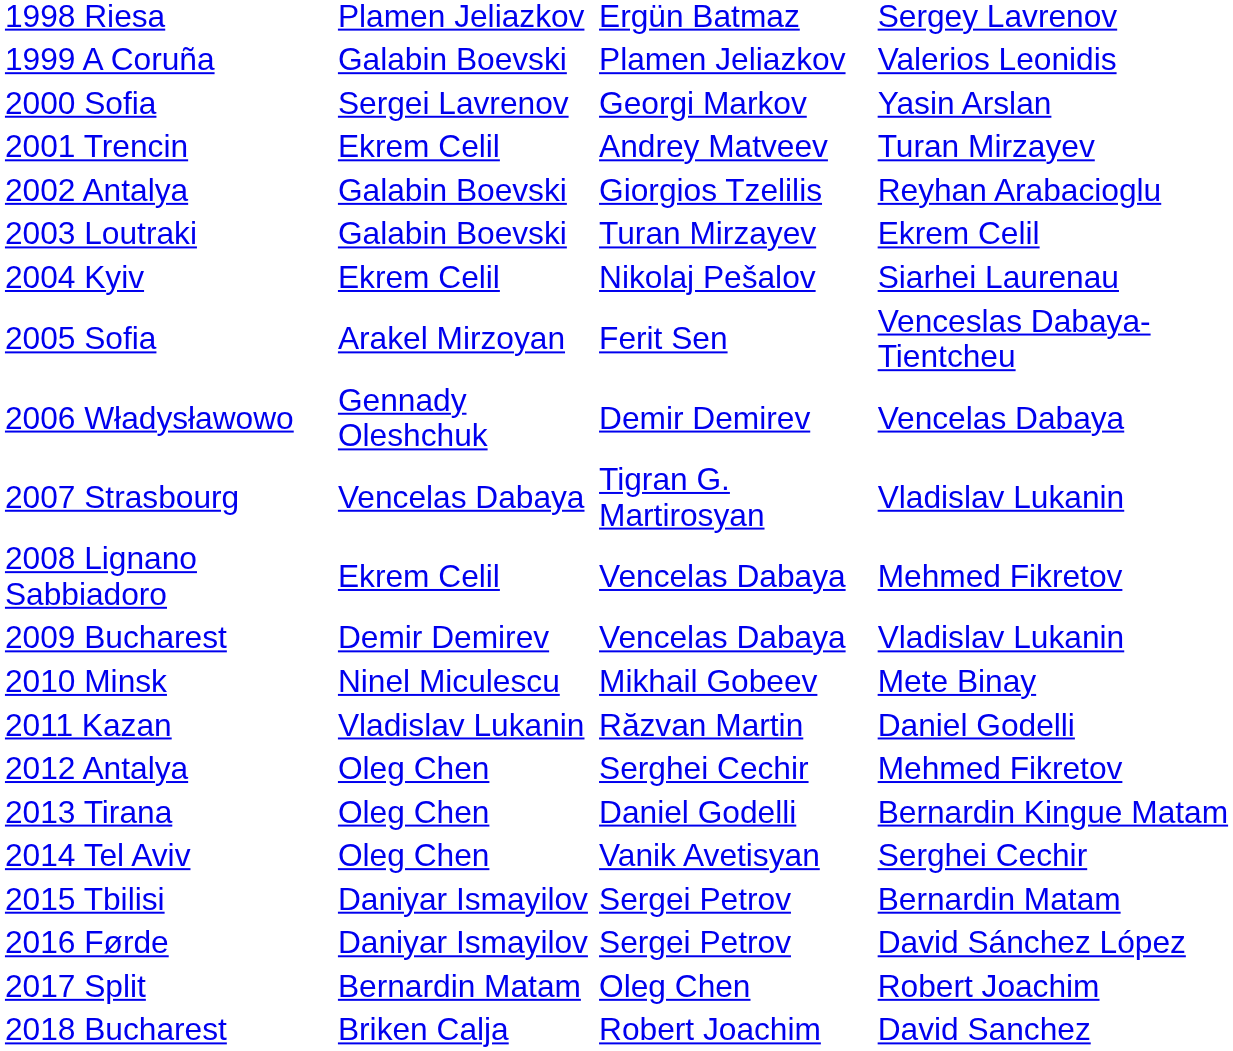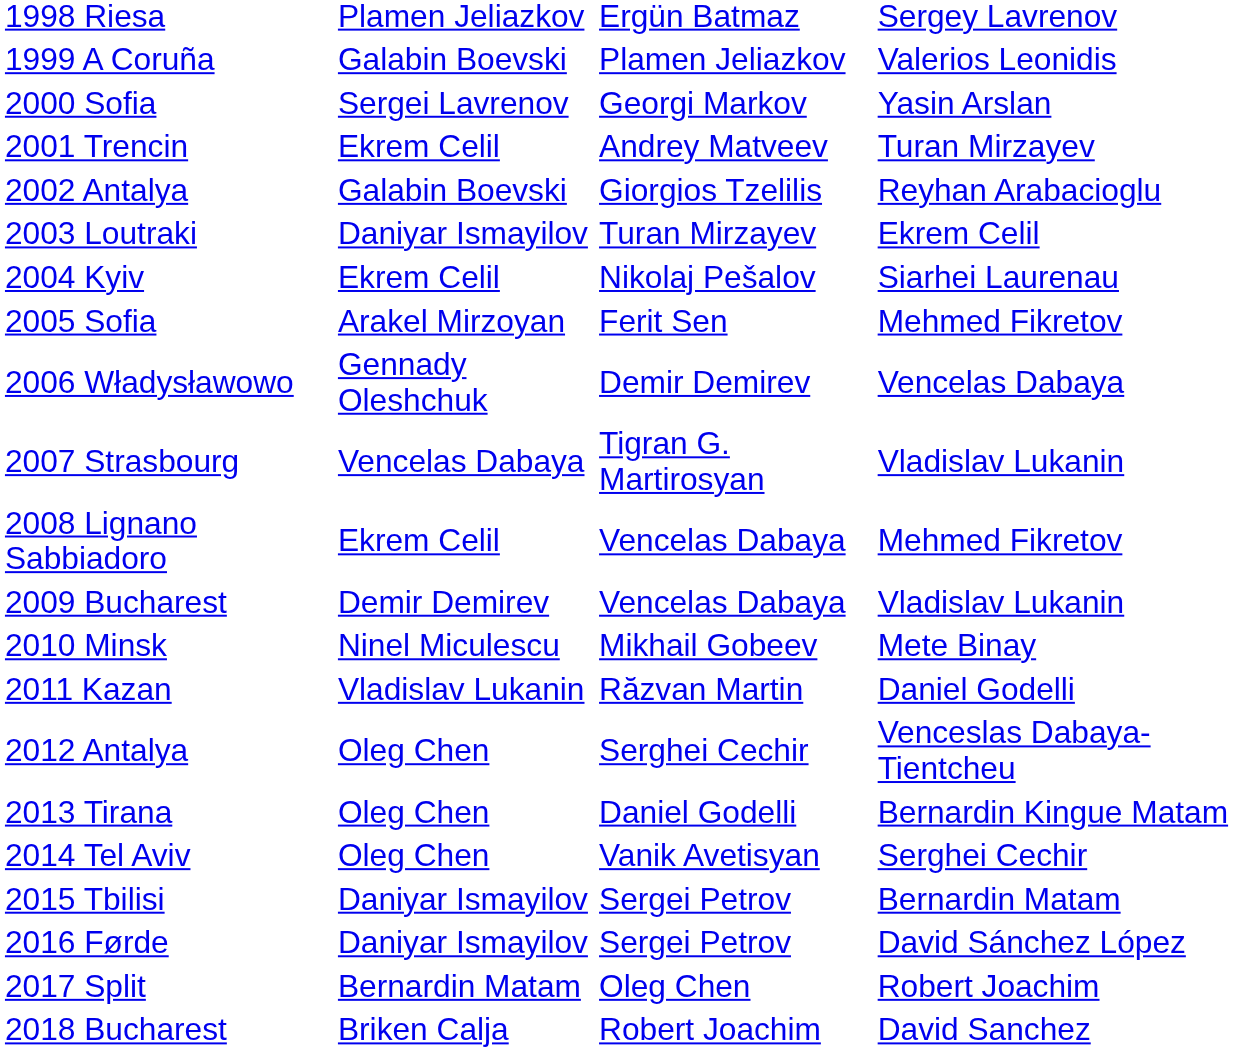(452, 234) Galabin Boevski -> (463, 234) Daniyar Ismayilov
(1014, 339) Venceslas Dabaya-Tientcheu -> (1000, 321) Mehmed Fikretov
(1000, 768) Mehmed Fikretov -> (1014, 750) Venceslas Dabaya-Tientcheu
